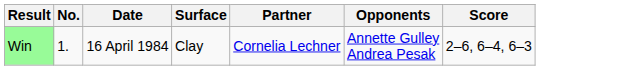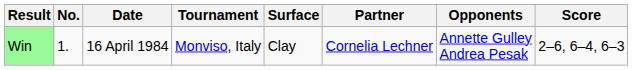+ column: (218, 15)
